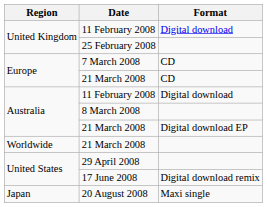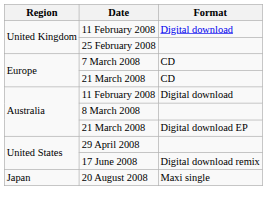- row: (30, 144)
